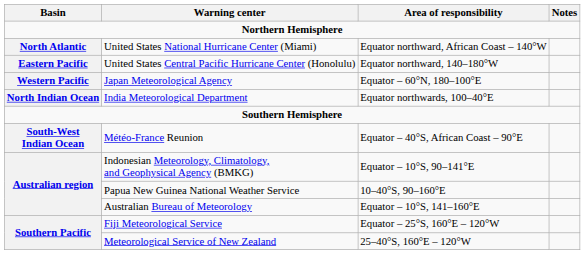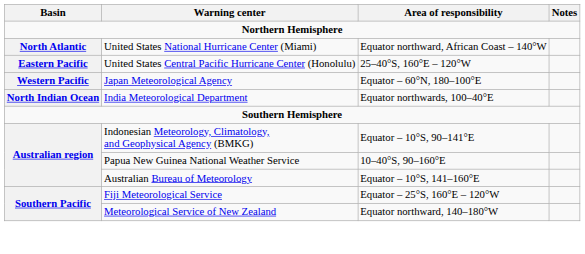(429, 64) Equator northward, 140–180°W -> (416, 64) 25–40°S, 160°E – 120°W
- row: (154, 138)
(416, 241) 25–40°S, 160°E – 120°W -> (429, 212) Equator northward, 140–180°W
